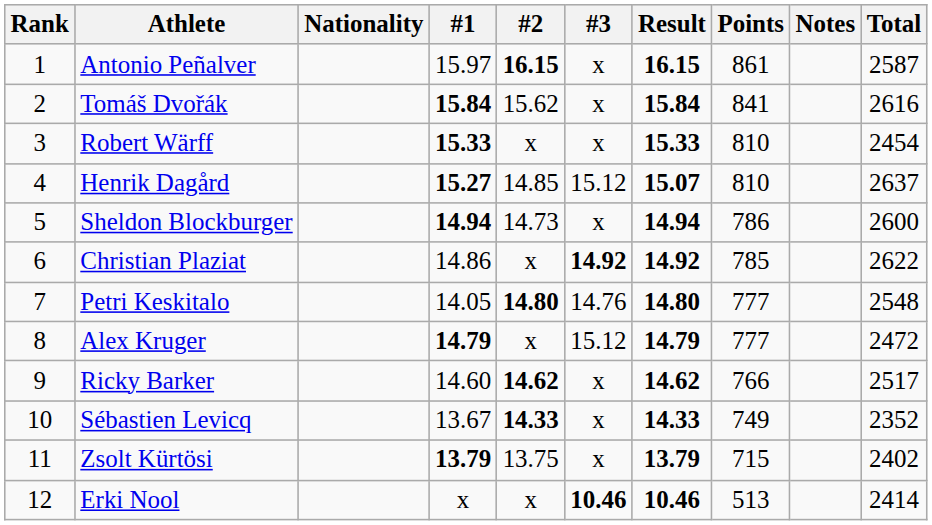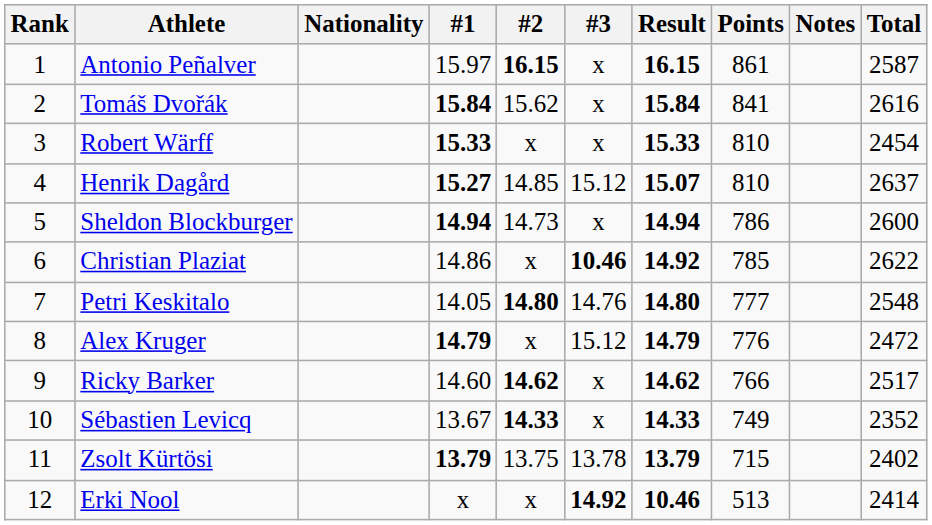(598, 261) 14.92 -> (598, 261) 10.46
(751, 340) 777 -> (751, 340) 776
(598, 459) x -> (598, 459) 13.78
(598, 499) 10.46 -> (598, 499) 14.92
